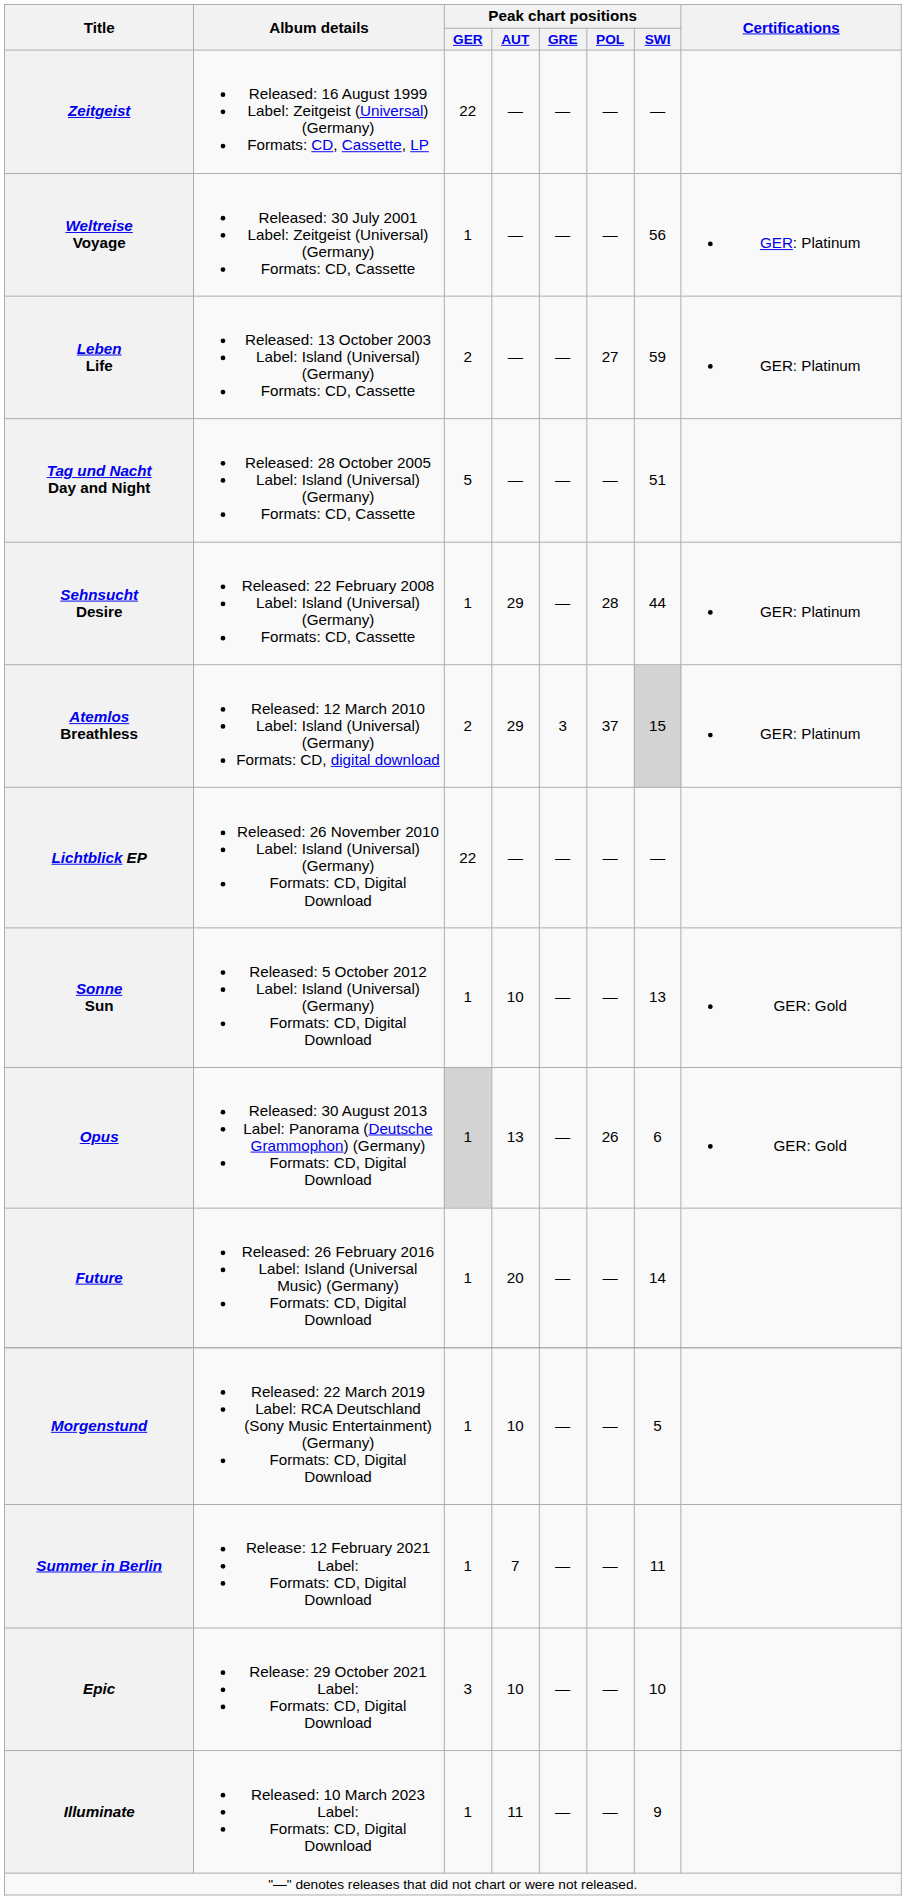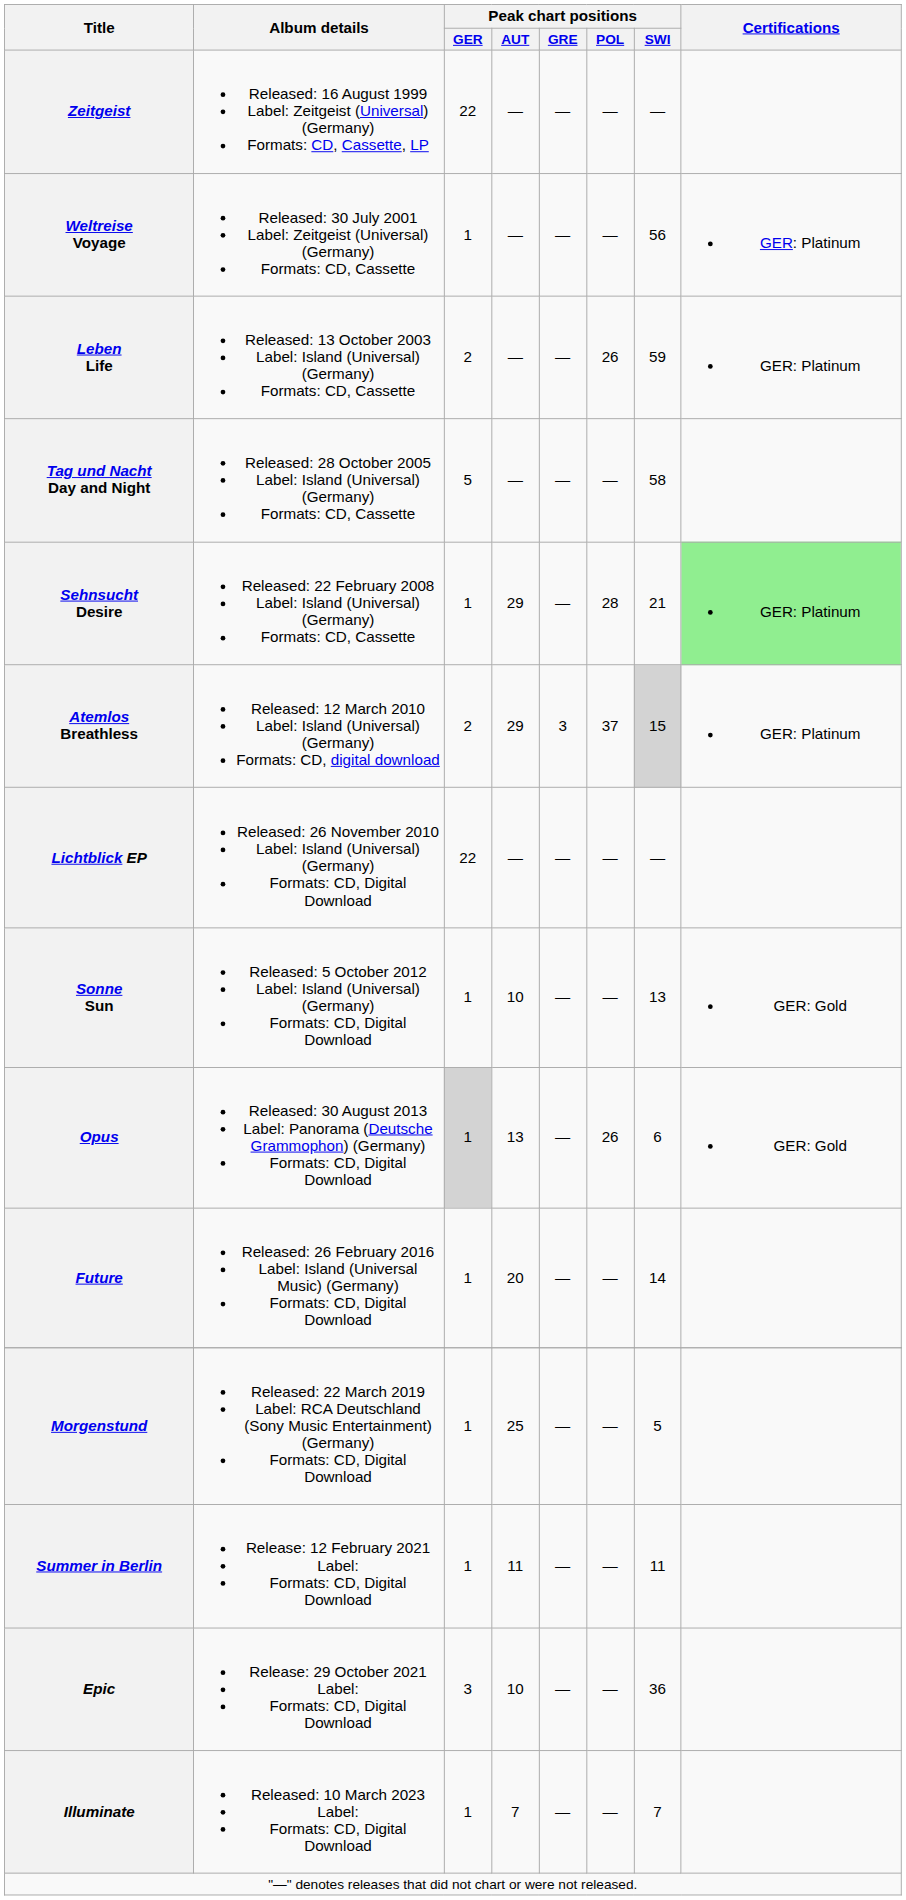(610, 357) 27 -> (610, 357) 26
(658, 480) 51 -> (658, 480) 58
(658, 603) 44 -> (658, 603) 21
(791, 612) no background -> (791, 612) lightgreen background
(515, 1426) 10 -> (515, 1426) 25
(515, 1566) 7 -> (515, 1566) 11
(658, 1689) 10 -> (658, 1689) 36
(515, 1812) 11 -> (515, 1812) 7
(658, 1812) 9 -> (658, 1812) 7
